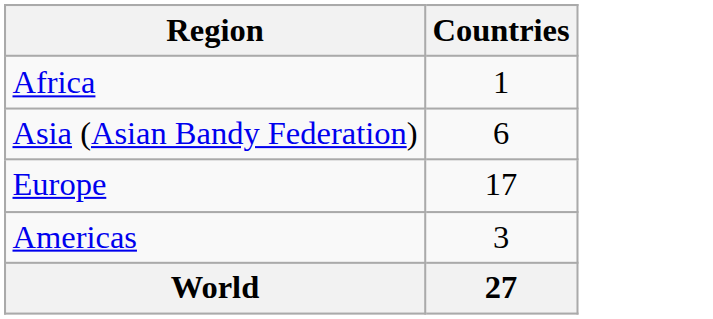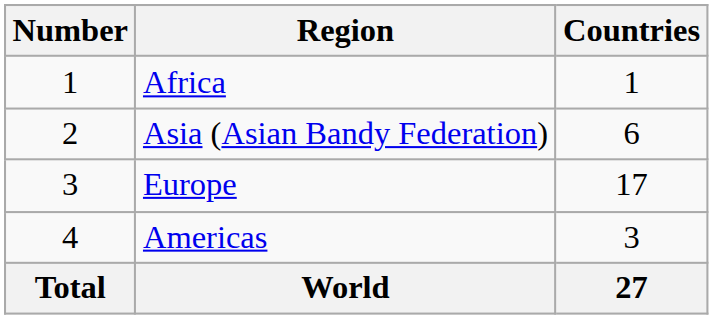+ column: (70, 30)
